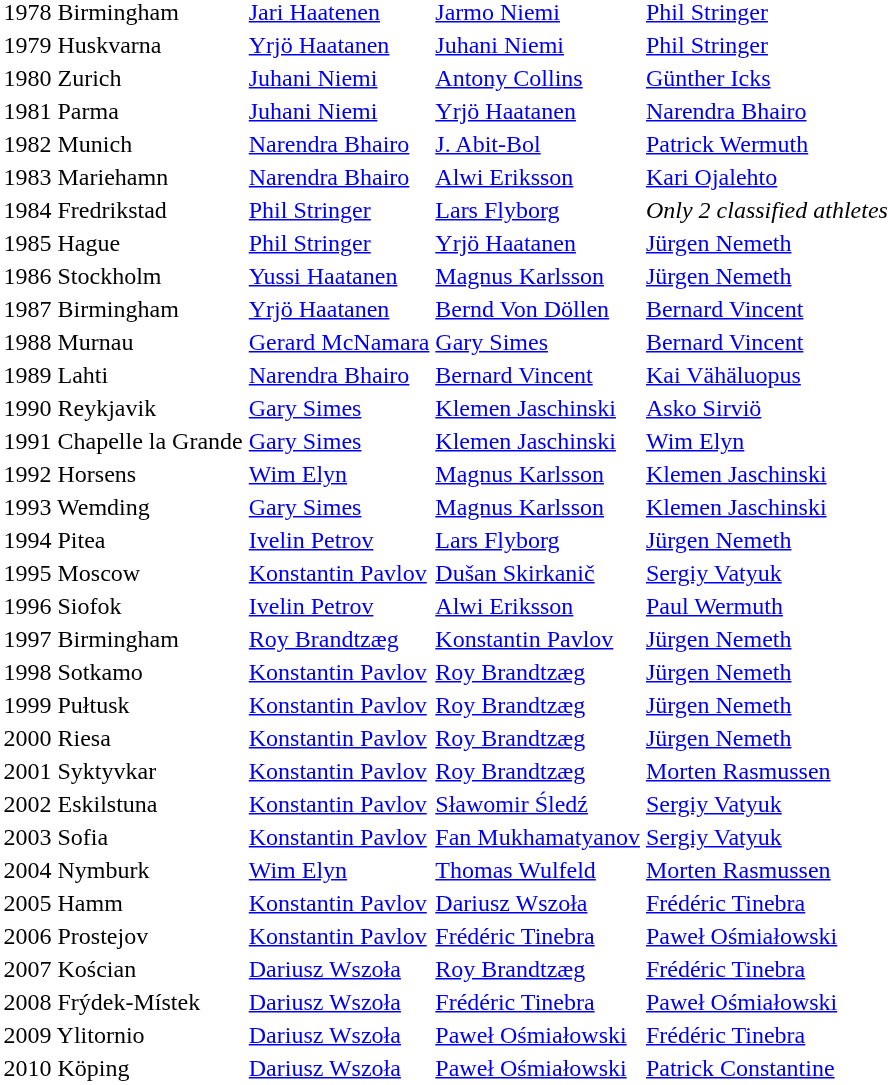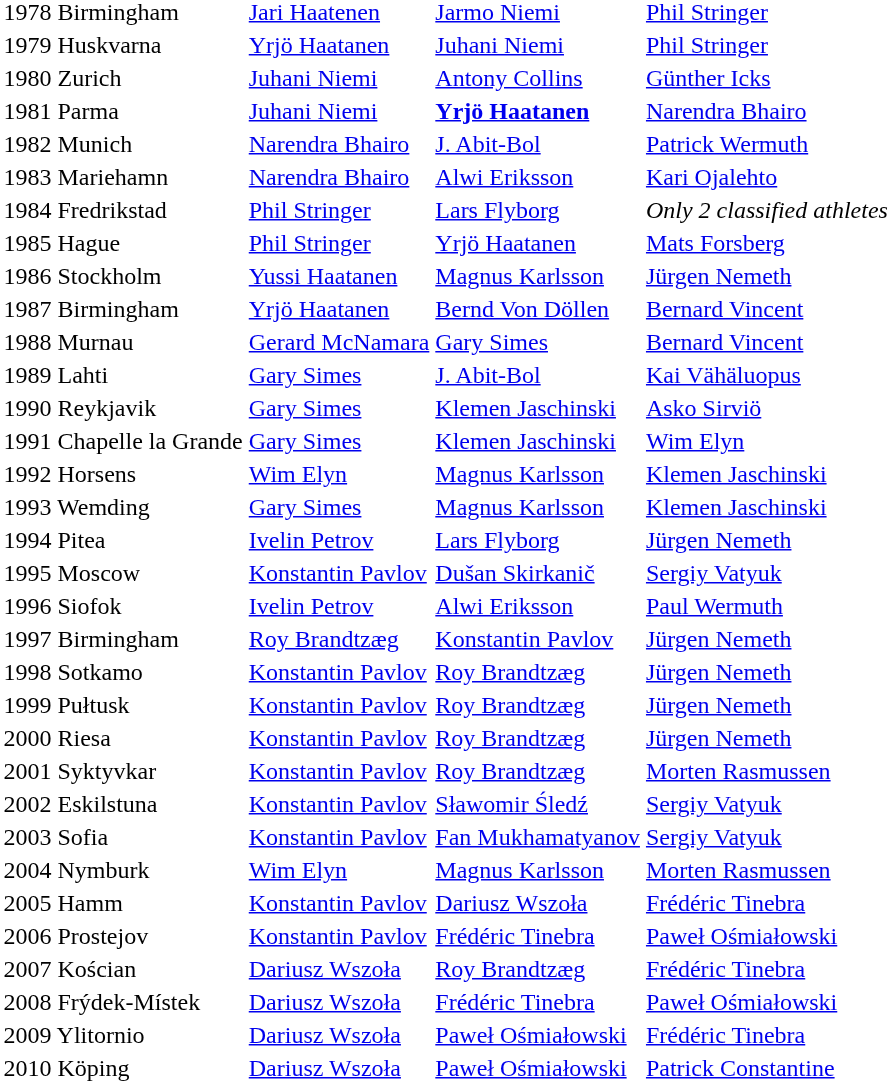(506, 110) normal -> (512, 110) bold
(719, 242) Jürgen Nemeth -> (715, 242) Mats Forsberg
(329, 374) Narendra Bhairo -> (305, 374) Gary Simes
(514, 374) Bernard Vincent -> (488, 374) J. Abit-Bol
(516, 869) Thomas Wulfeld -> (520, 869) Magnus Karlsson
